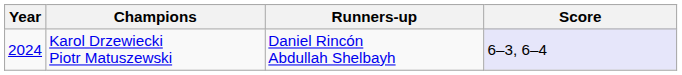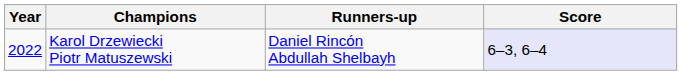(25, 50) 2024 -> (25, 50) 2022
